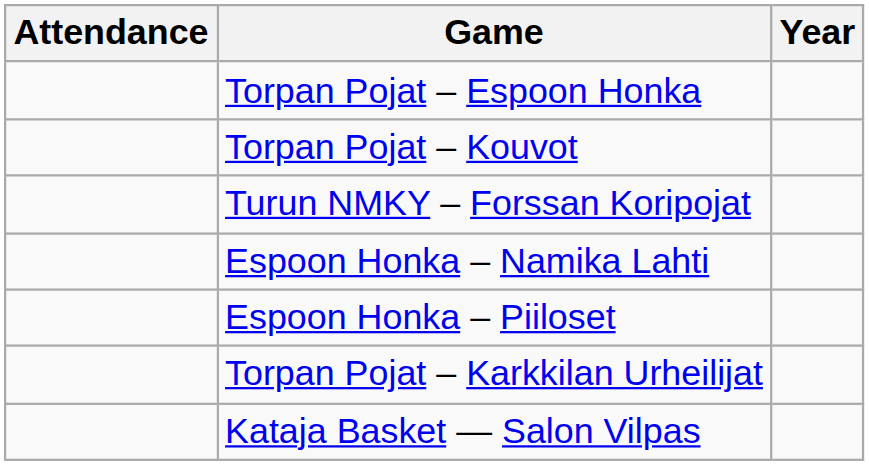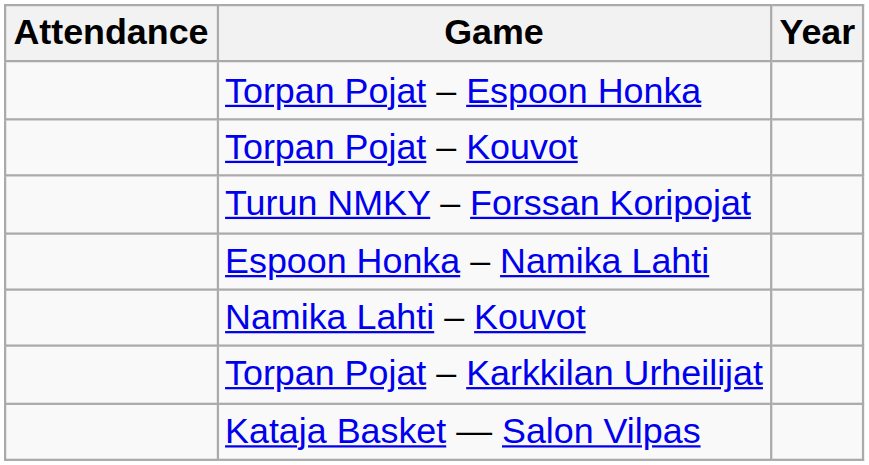- row: (420, 317)
+ row: (405, 317)
